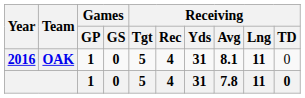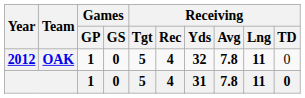(22, 59) 2016 -> (22, 59) 2012
(200, 59) 31 -> (200, 59) 32
(229, 59) 8.1 -> (229, 59) 7.8
